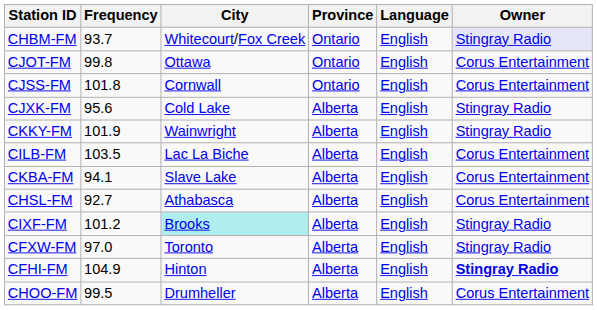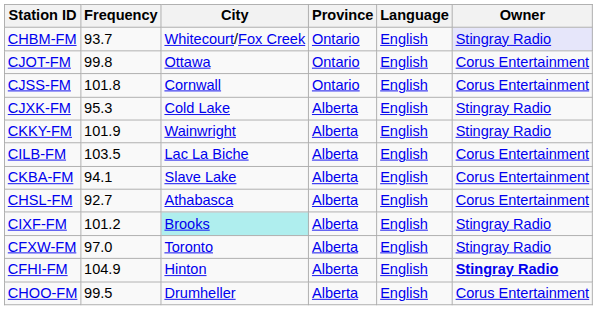(98, 108) 95.6 -> (98, 108) 95.3
